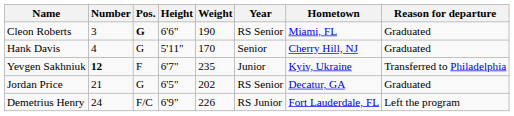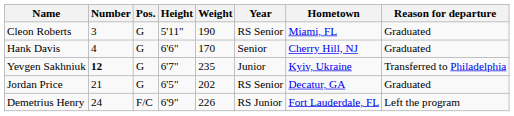(140, 31) bold -> (140, 31) normal
(170, 31) 6'6" -> (172, 31) 5'11"
(172, 48) 5'11" -> (170, 48) 6'6"
(139, 66) F -> (140, 66) G
